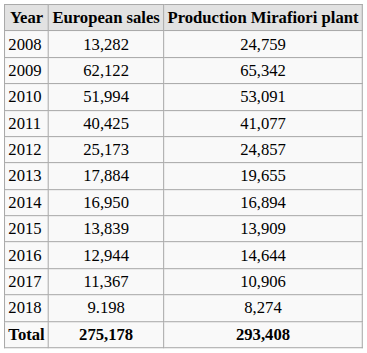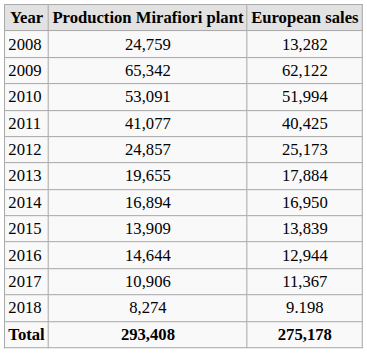columns swapped: (263, 17) <-> (106, 17)
